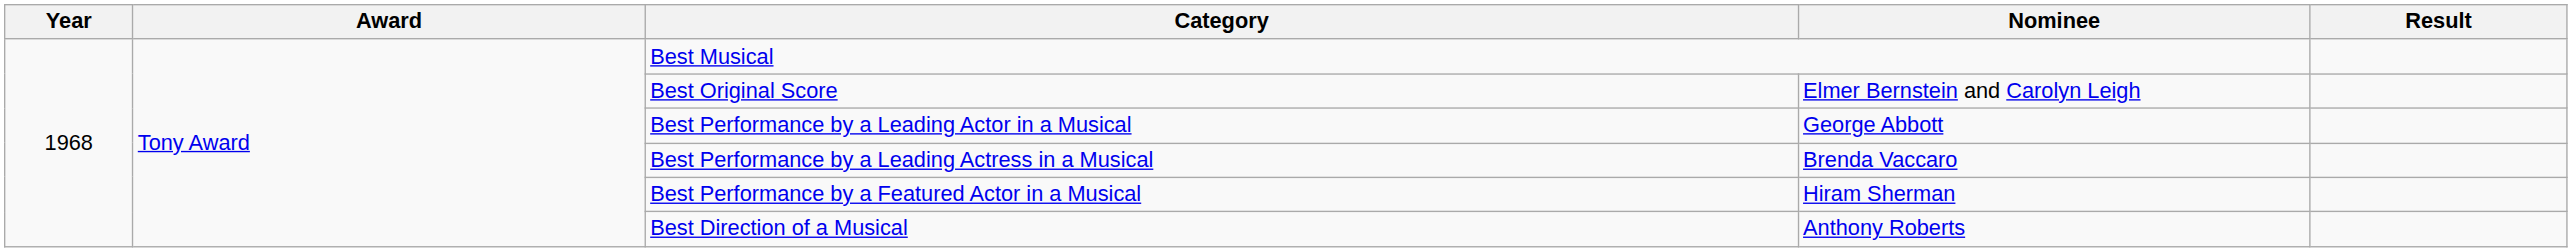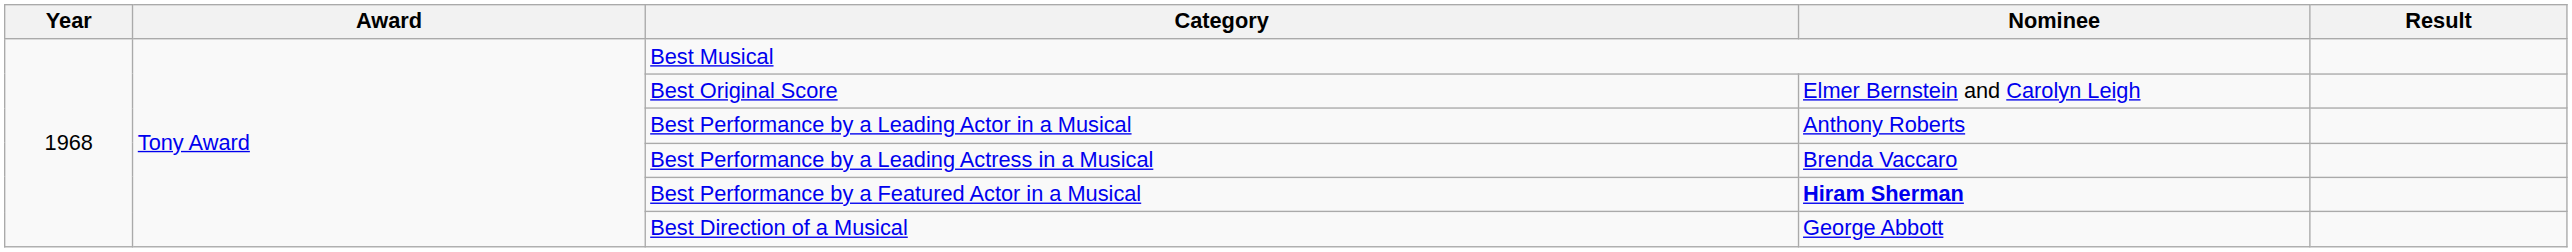(1873, 125) George Abbott -> (1884, 125) Anthony Roberts
(1879, 194) normal -> (1883, 194) bold
(1884, 228) Anthony Roberts -> (1873, 228) George Abbott
